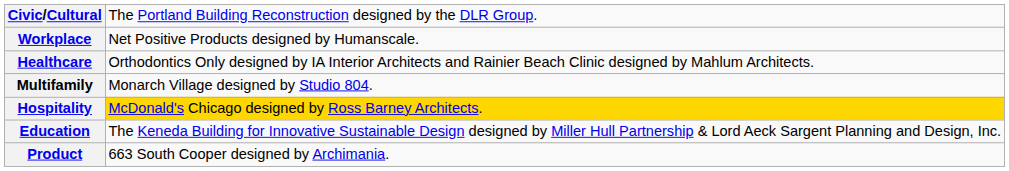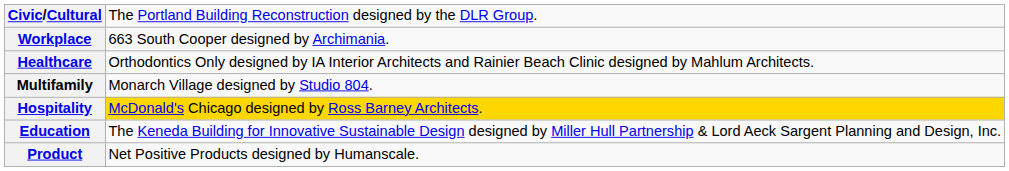(264, 39) Net Positive Products designed by Humanscale. -> (249, 39) 663 South Cooper designed by Archimania.
(249, 154) 663 South Cooper designed by Archimania. -> (264, 154) Net Positive Products designed by Humanscale.
